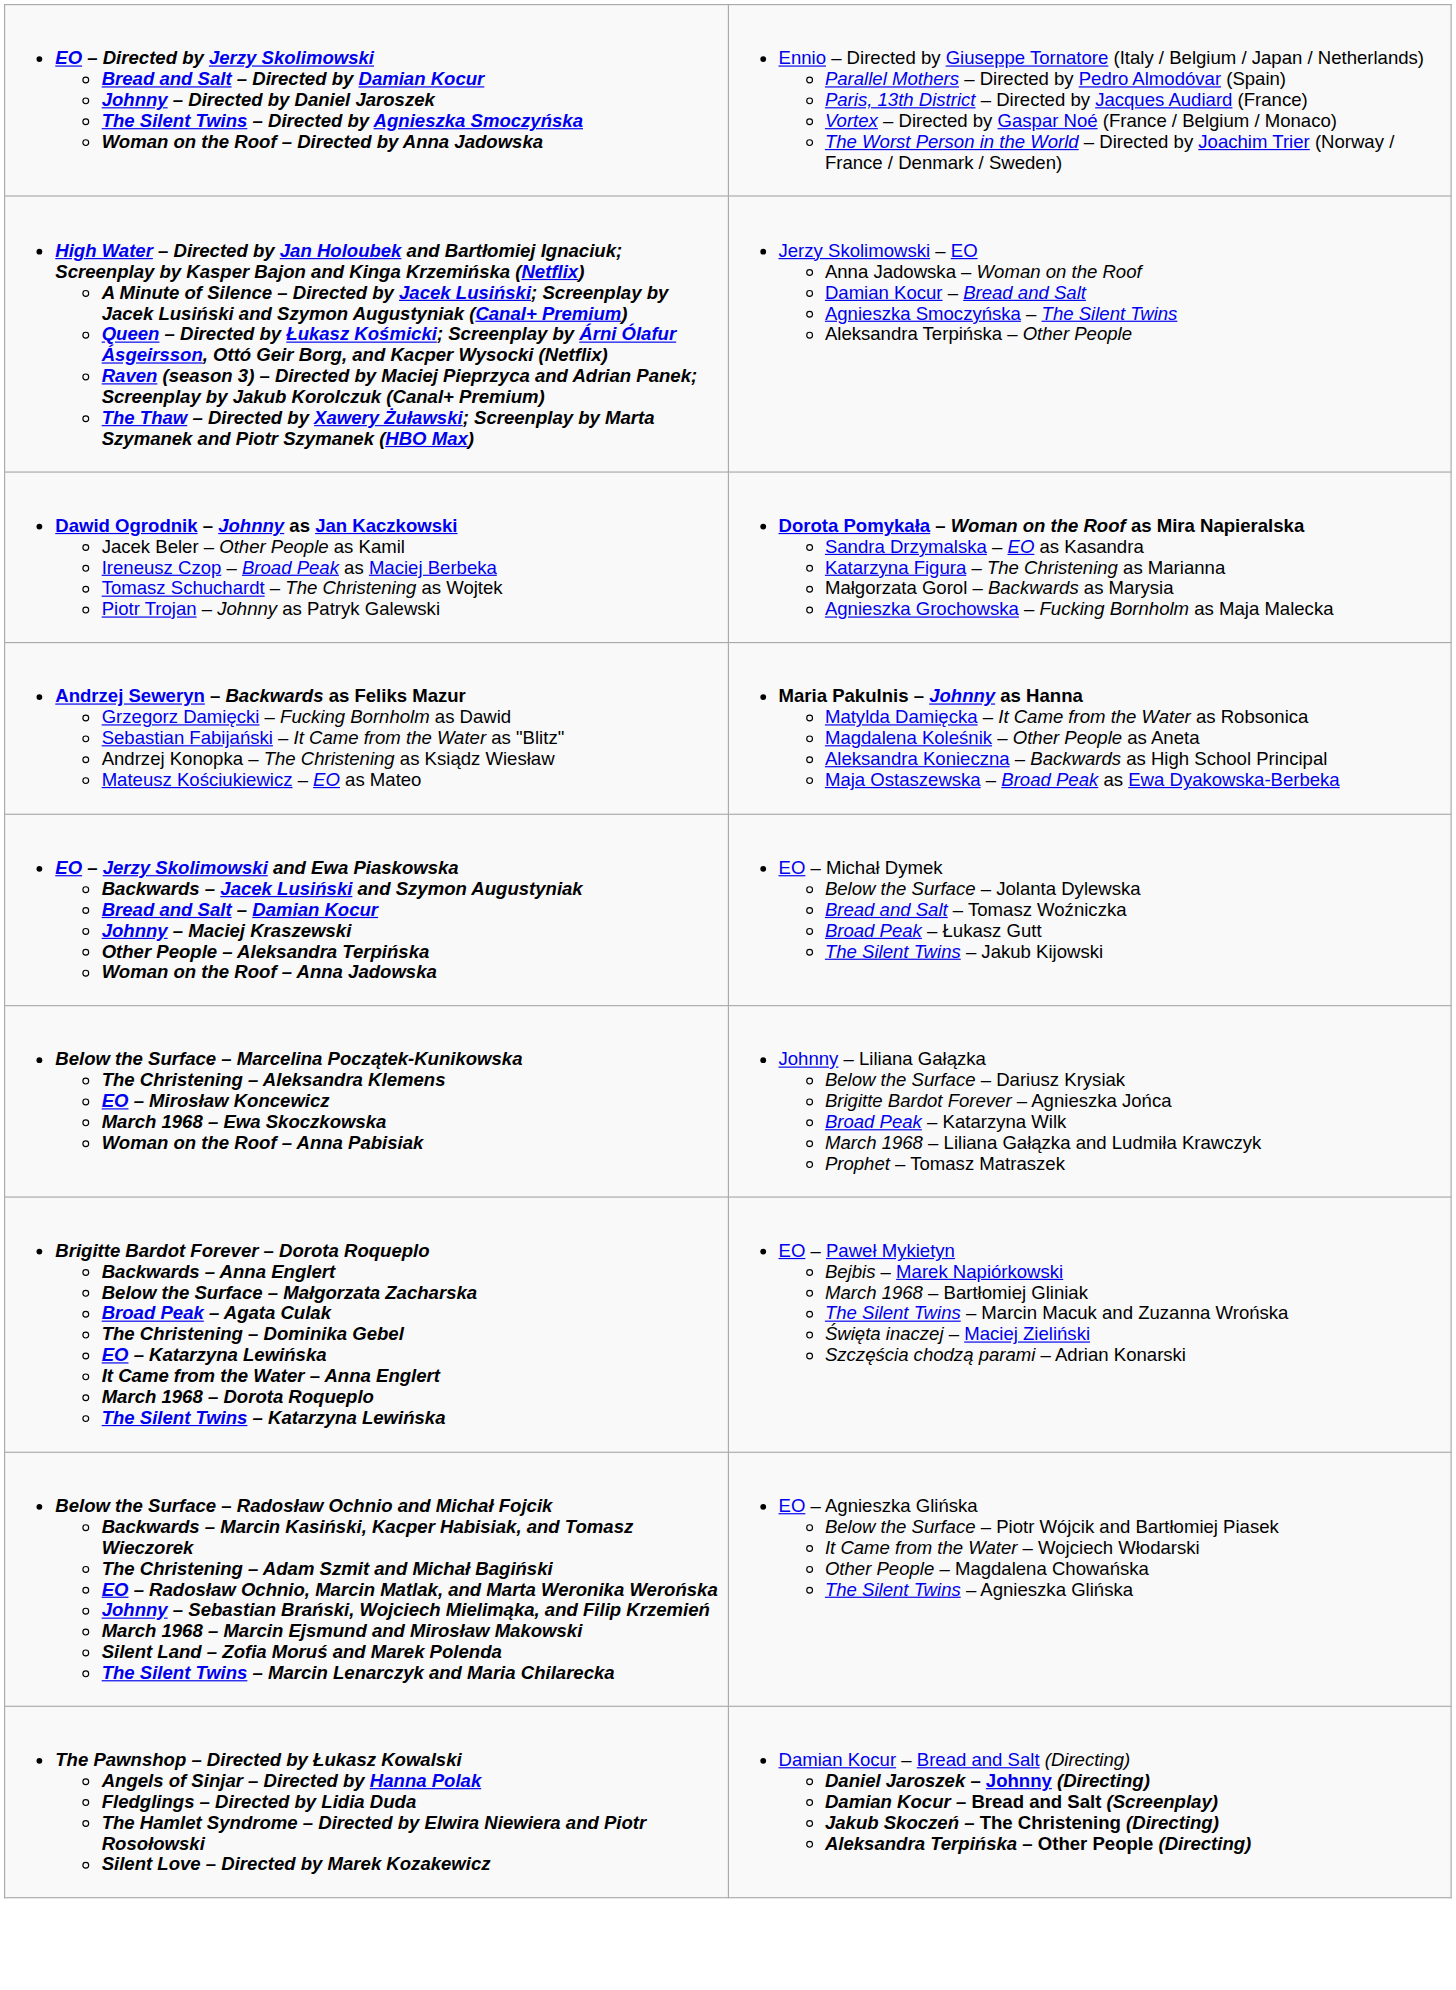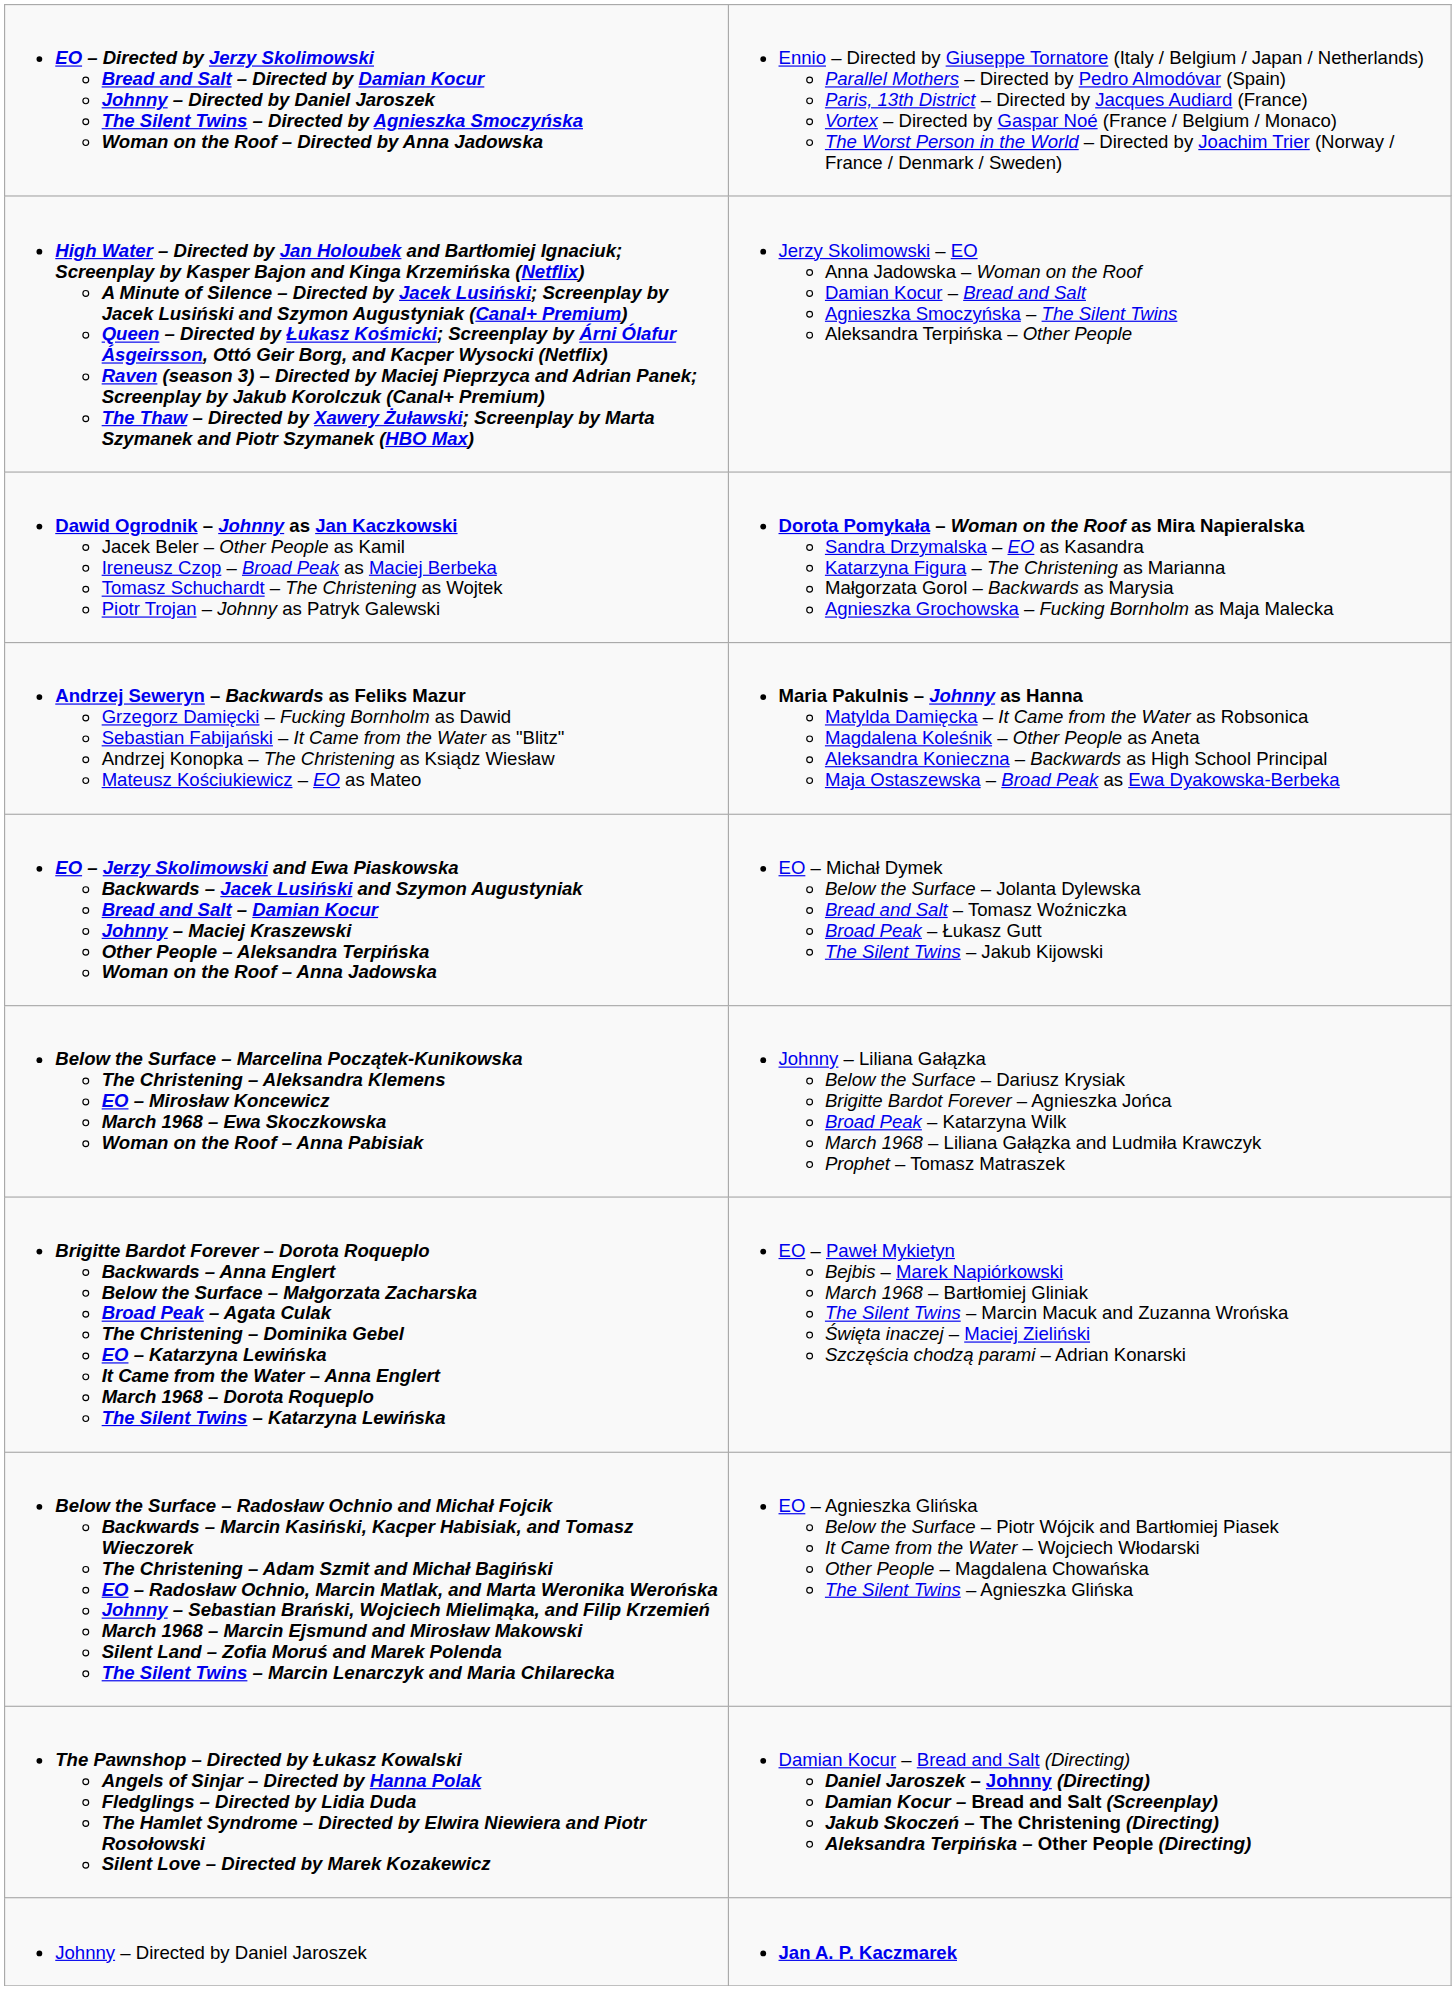+ row: (366, 1952)
